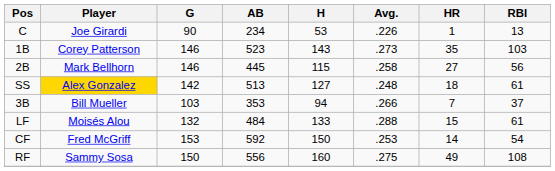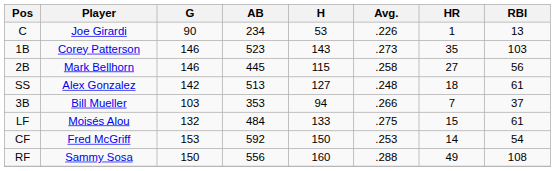(99, 85) gold background -> (99, 85) no background
(386, 121) .288 -> (386, 121) .275
(386, 157) .275 -> (386, 157) .288
